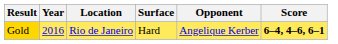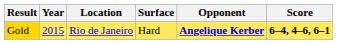(53, 30) 2016 -> (53, 30) 2015
(219, 30) normal -> (222, 30) bold
